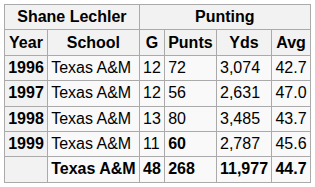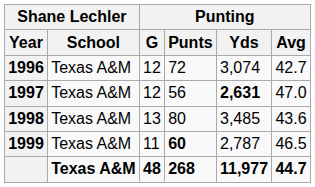(240, 93) normal -> (240, 93) bold
(291, 118) 43.7 -> (291, 118) 43.6
(291, 144) 45.6 -> (291, 144) 46.5
